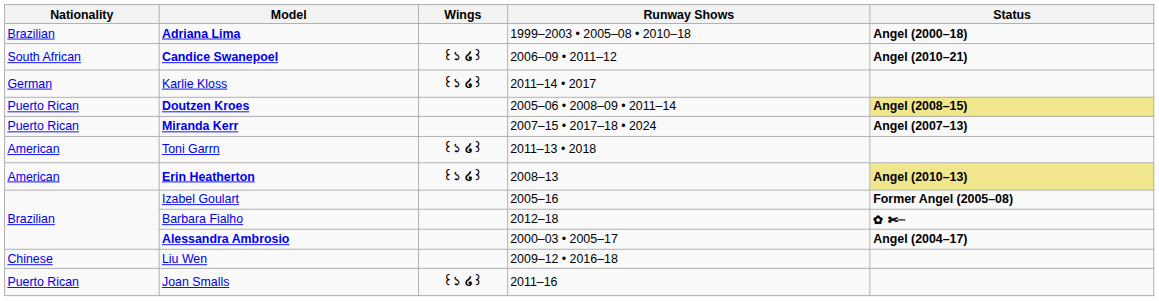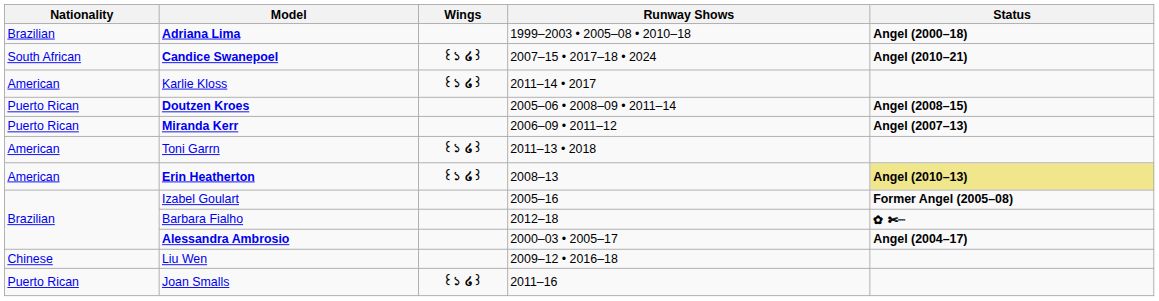(564, 56) 2006–09 • 2011–12 -> (583, 56) 2007–15 • 2017–18 • 2024
(30, 83) German -> (34, 83) American
(920, 106) khaki background -> (920, 106) no background
(583, 126) 2007–15 • 2017–18 • 2024 -> (564, 126) 2006–09 • 2011–12
